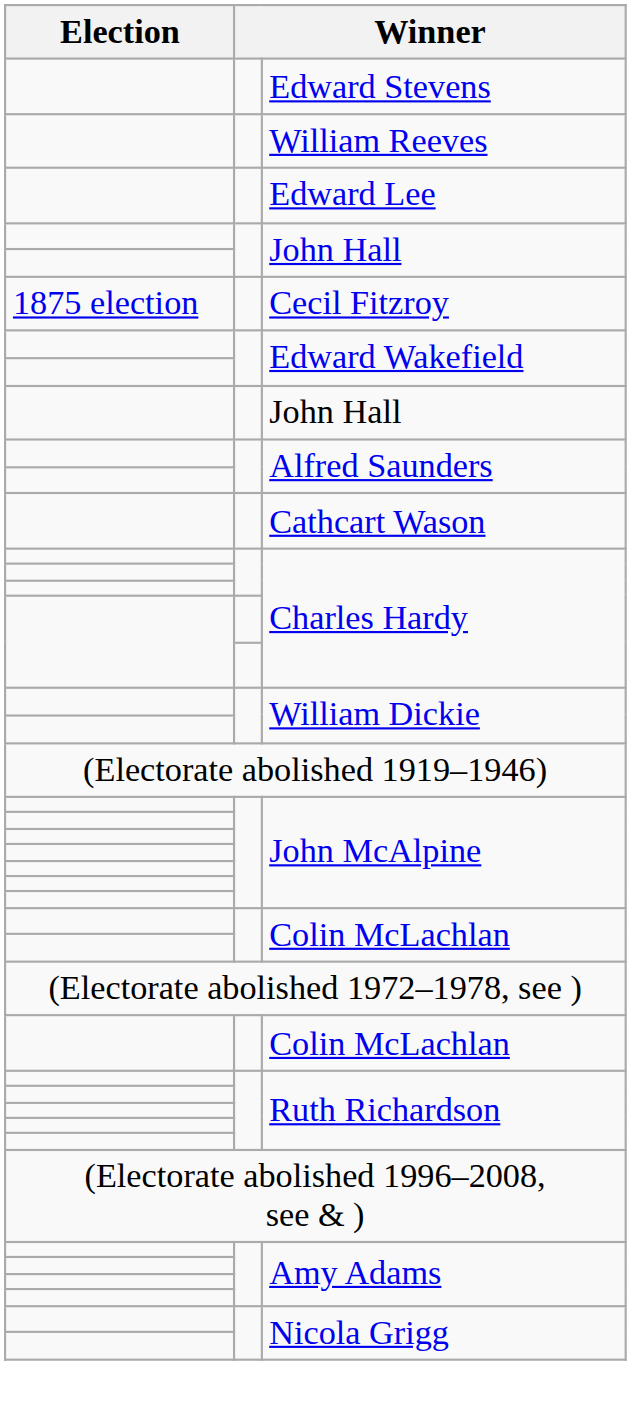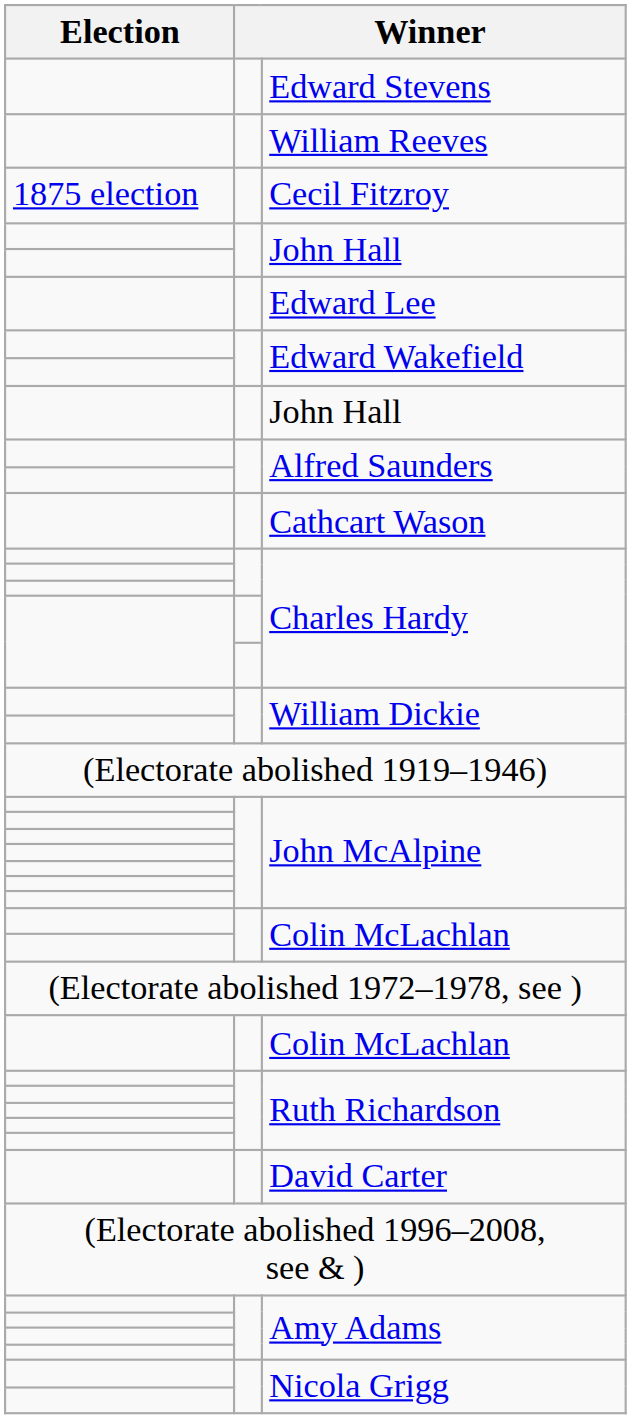rows swapped: (106, 303) <-> (120, 195)
+ row: (120, 1176)
